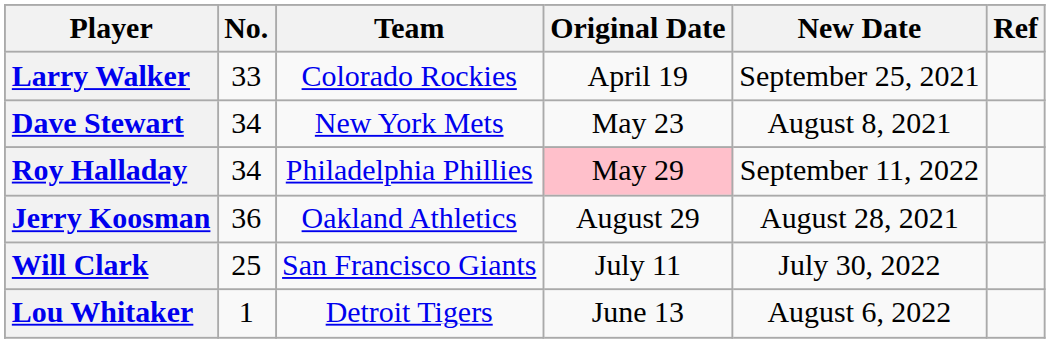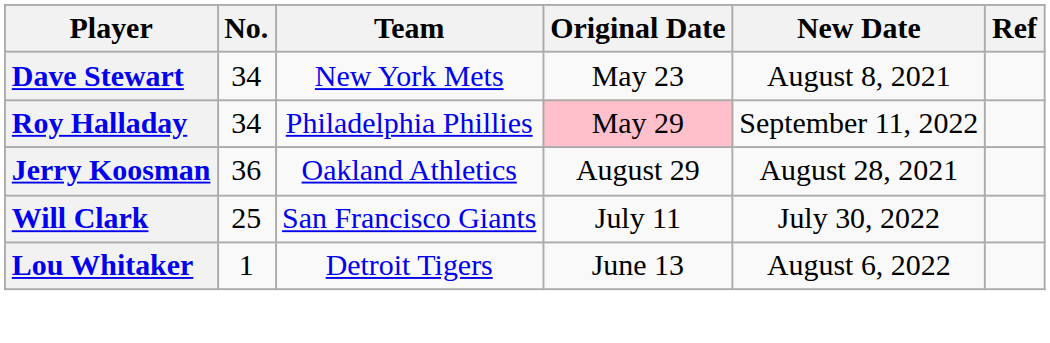- row: (101, 75)
